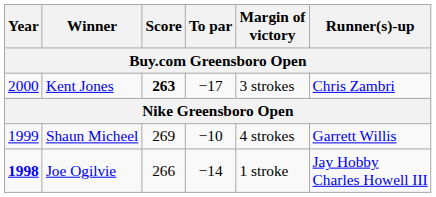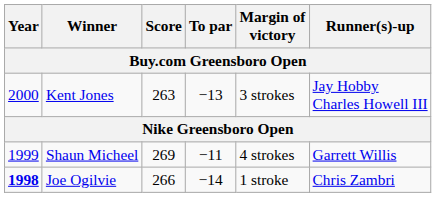(164, 86) bold -> (164, 95) normal
(211, 86) −17 -> (211, 95) −13
(354, 86) Chris Zambri -> (370, 95) Jay Hobby Charles Howell III
(211, 136) −10 -> (211, 154) −11
(370, 171) Jay Hobby Charles Howell III -> (354, 180) Chris Zambri
